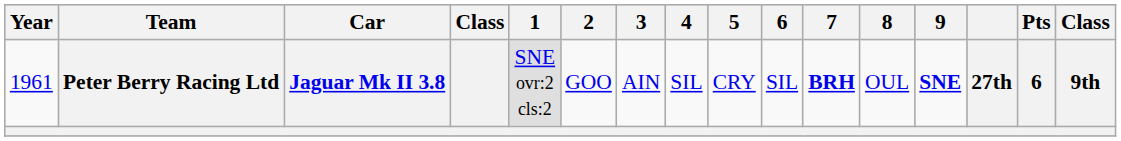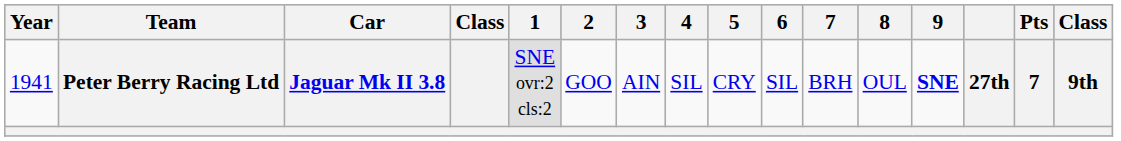(31, 82) 1961 -> (31, 82) 1941
(832, 82) bold -> (830, 82) normal
(1036, 82) 6 -> (1034, 82) 7
